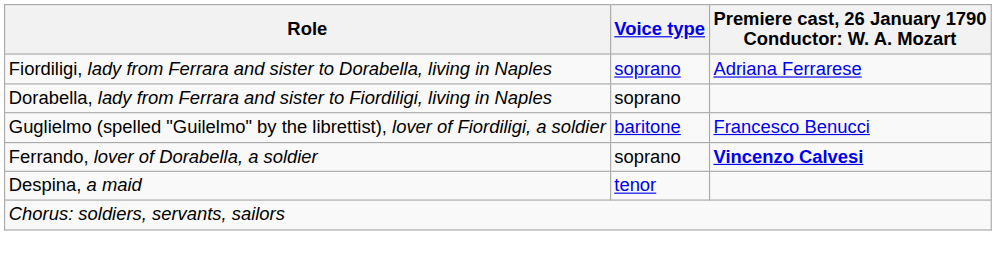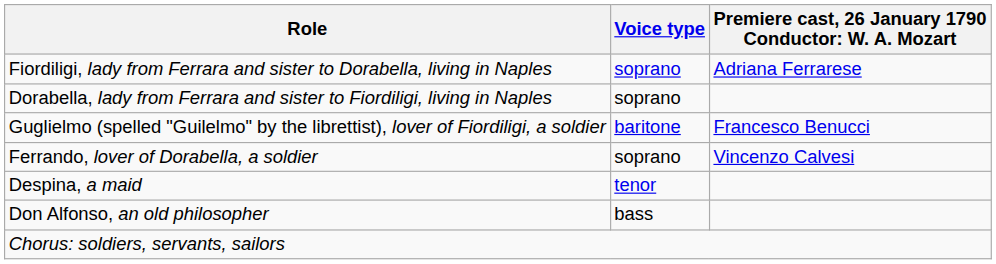(788, 156) bold -> (784, 156) normal
+ row: (139, 214)
